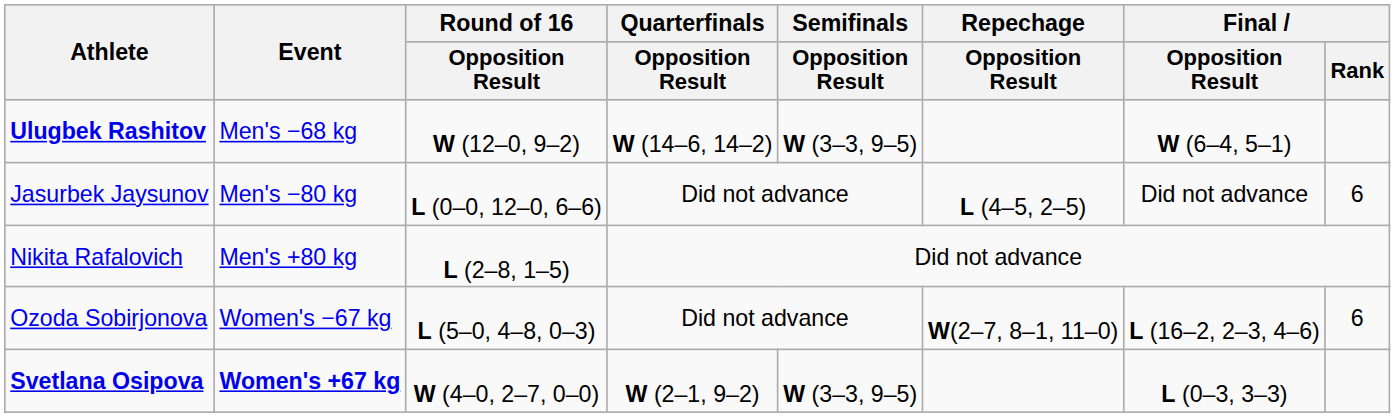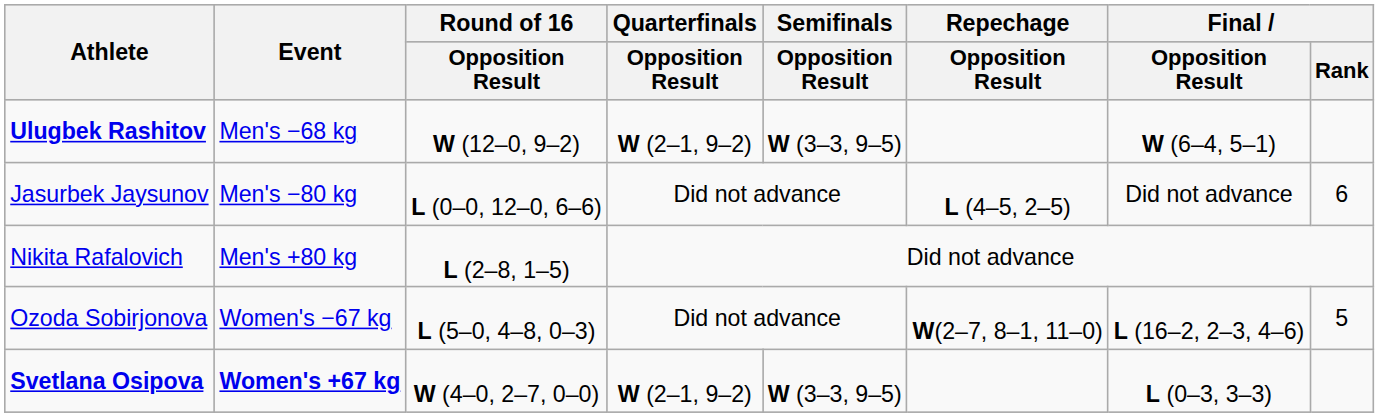(693, 145) W (14–6, 14–2) -> (685, 145) W (2–1, 9–2)
(1357, 319) 6 -> (1342, 319) 5
